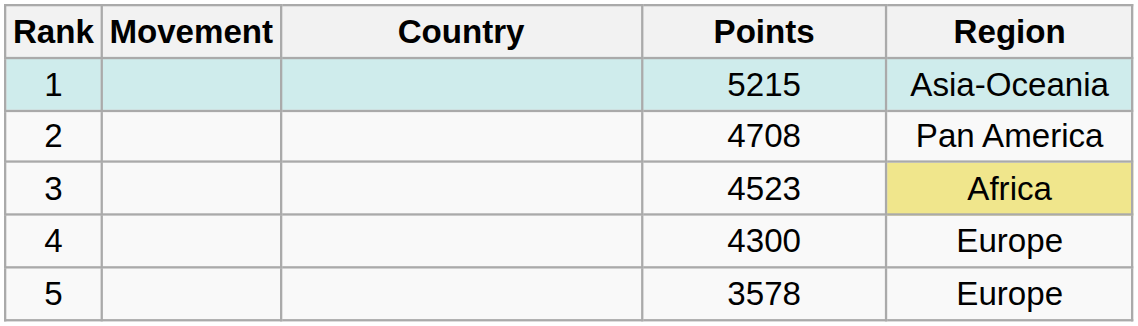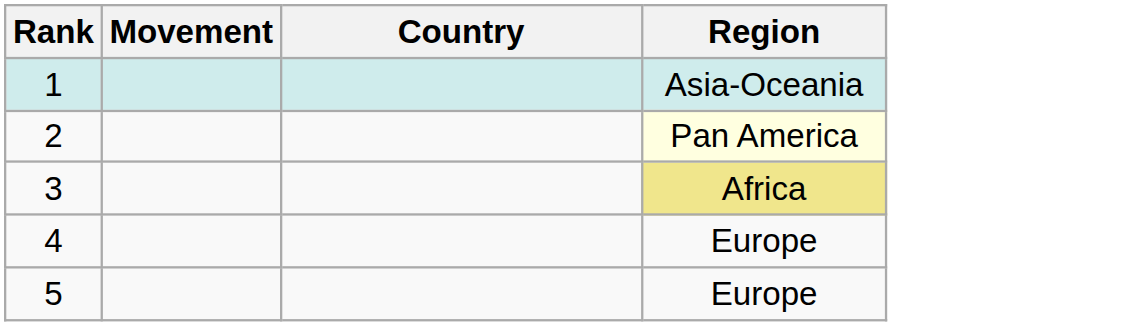- column: (764, 32)
(1010, 136) no background -> (764, 136) lightyellow background
